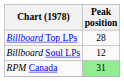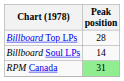(101, 53) 12 -> (101, 53) 14
